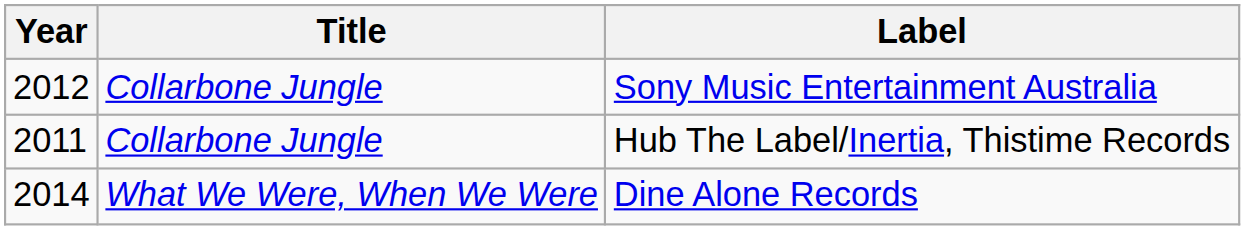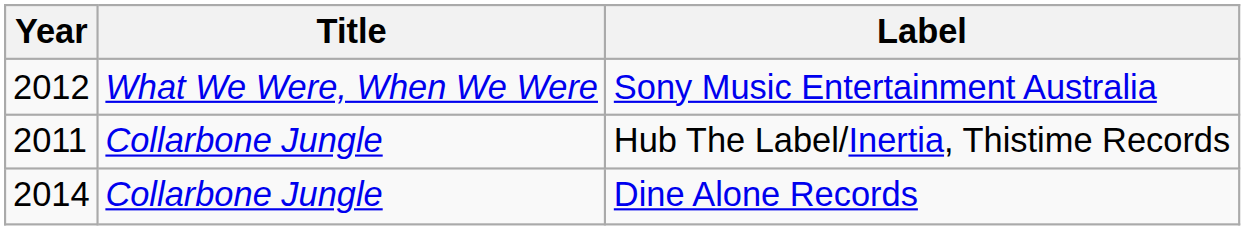(244, 86) Collarbone Jungle -> (352, 86) What We Were, When We Were
(352, 195) What We Were, When We Were -> (244, 195) Collarbone Jungle
